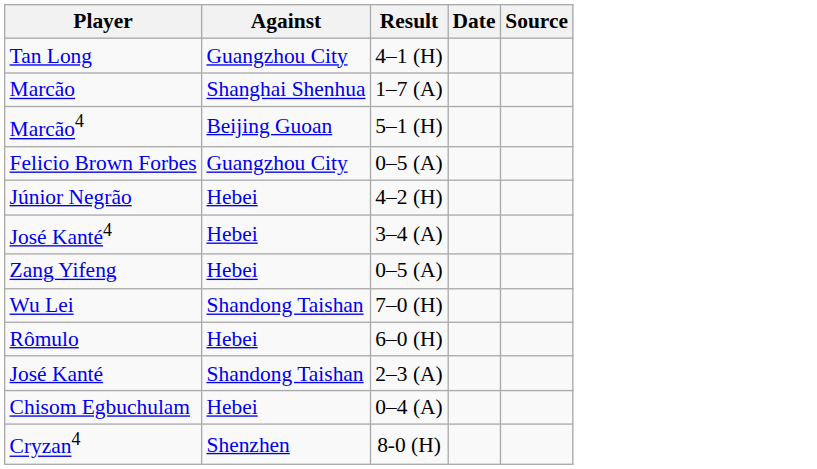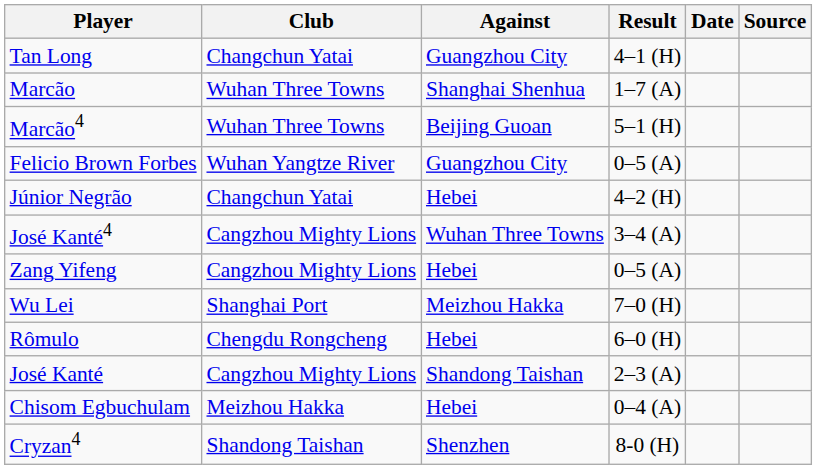+ column: (311, 21)
(232, 234) Hebei -> (515, 234) Wuhan Three Towns
(285, 305) Shandong Taishan -> (495, 305) Meizhou Hakka
